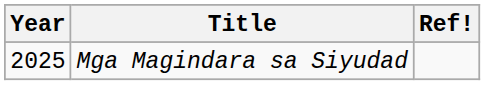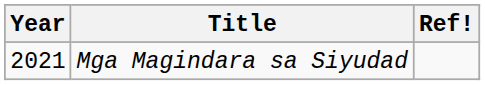(38, 61) 2025 -> (38, 61) 2021
